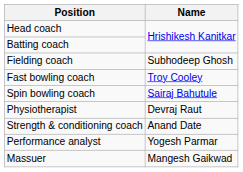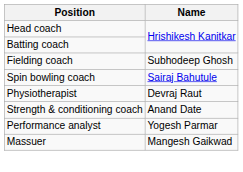- row: (51, 77)
